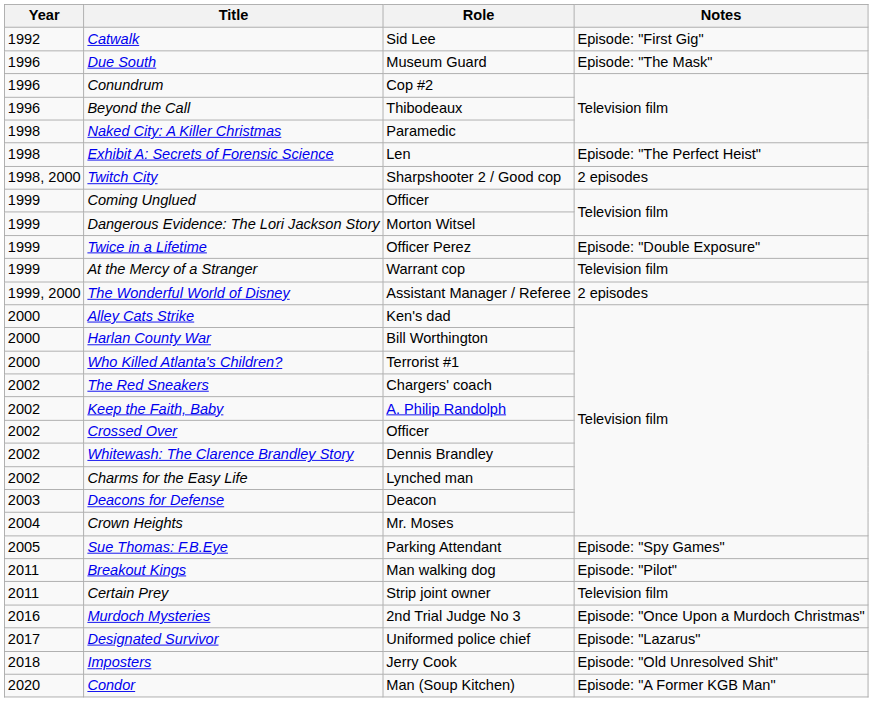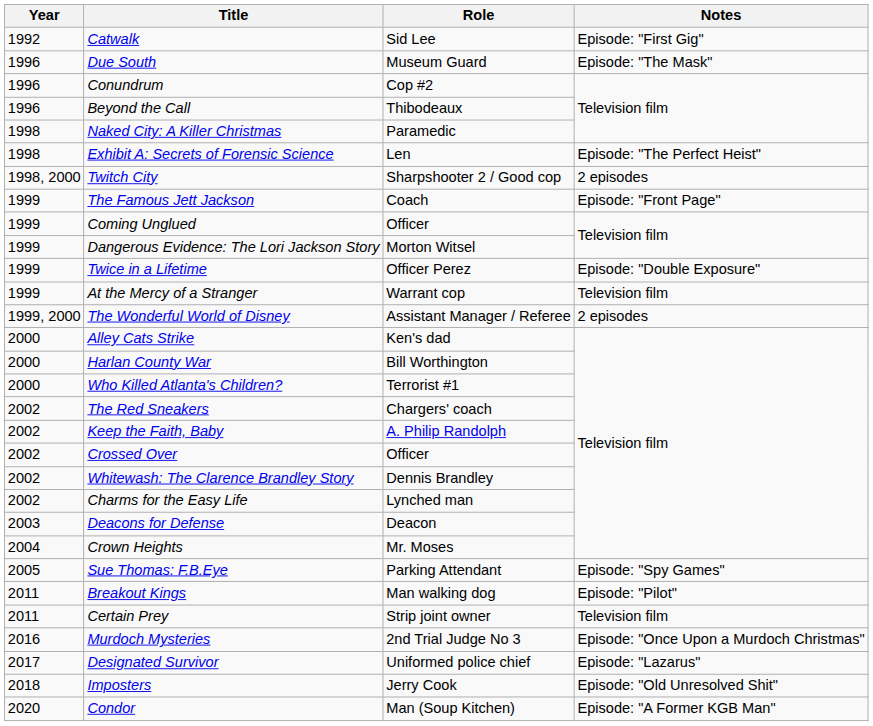+ row: (171, 200)
